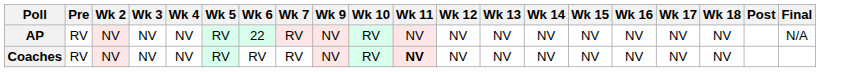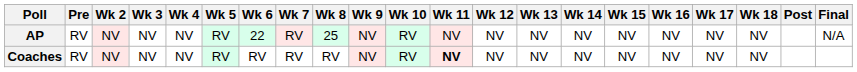+ column: (331, 14)
